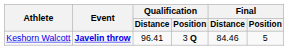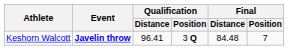(228, 39) 84.46 -> (228, 39) 84.48
(265, 39) 5 -> (265, 39) 7
